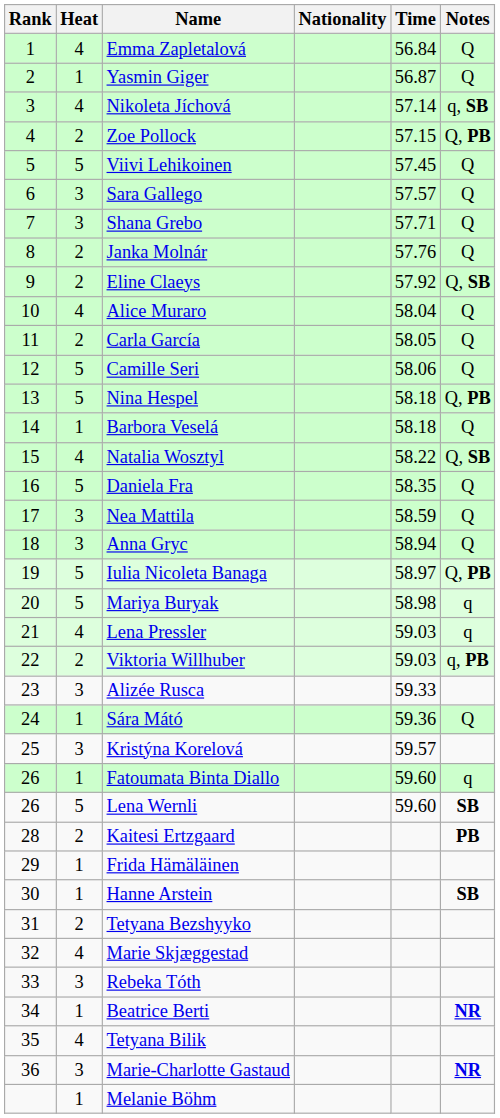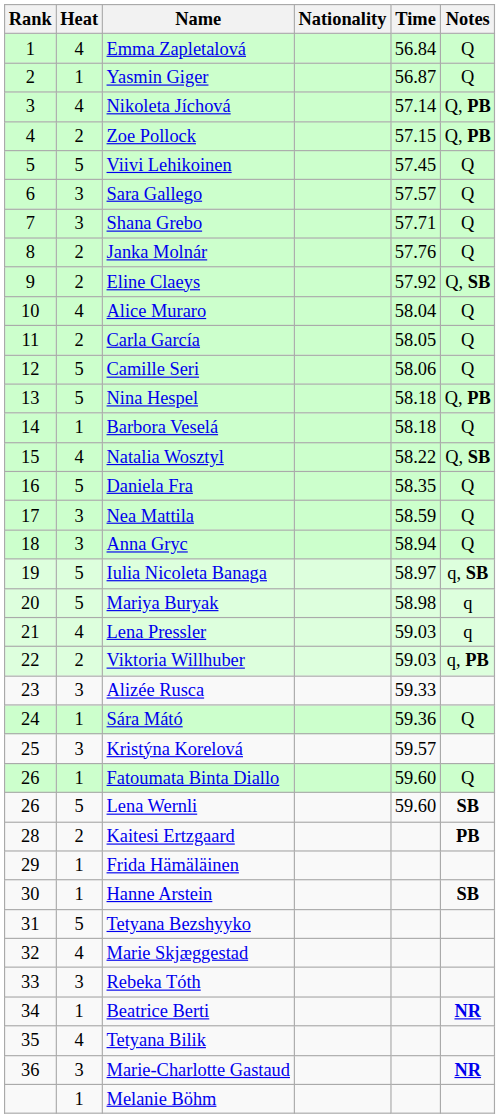(468, 106) q, SB -> (468, 106) Q, PB
(468, 573) Q, PB -> (468, 573) q, SB
(468, 777) q -> (468, 777) Q
(79, 923) 2 -> (79, 923) 5
